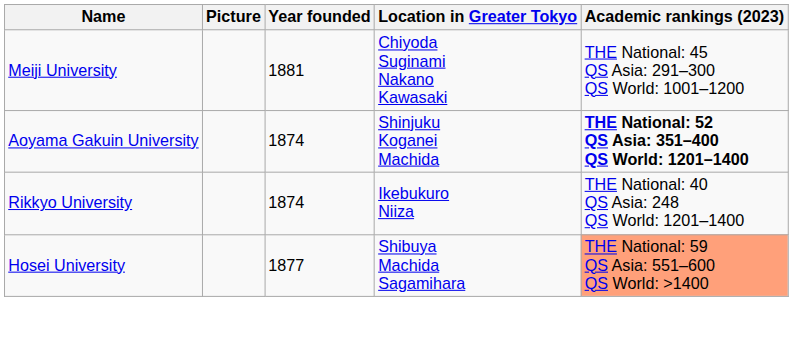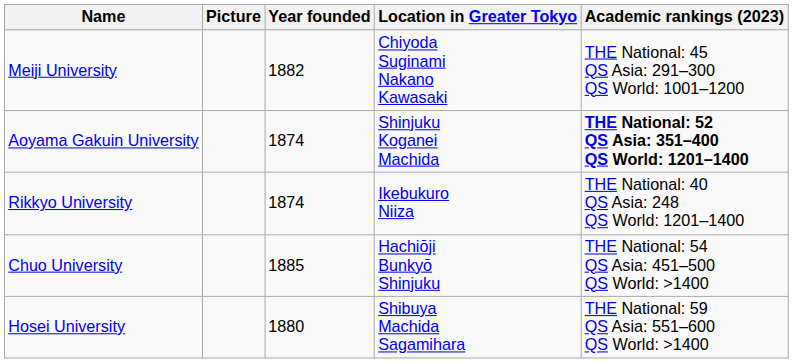(286, 70) 1881 -> (286, 70) 1882
+ row: (65, 265)
(286, 265) 1877 -> (286, 327) 1880
(650, 265) lightsalmon background -> (650, 327) no background
